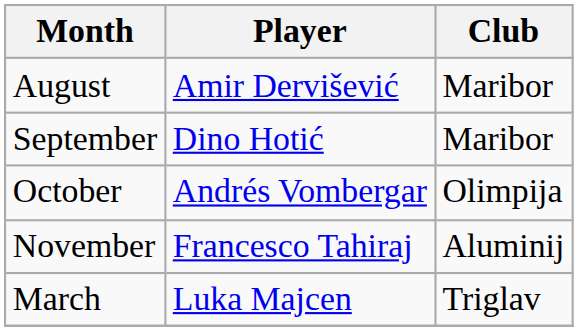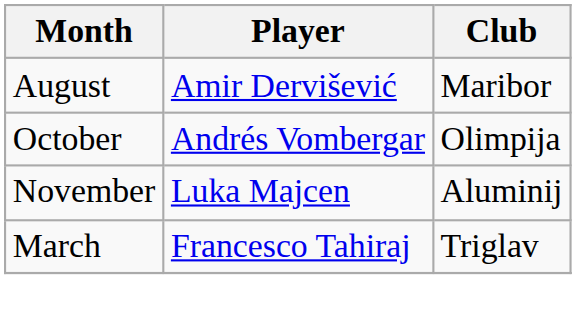- row: (85, 138)
(293, 245) Francesco Tahiraj -> (260, 191) Luka Majcen
(262, 298) Luka Majcen -> (291, 245) Francesco Tahiraj
